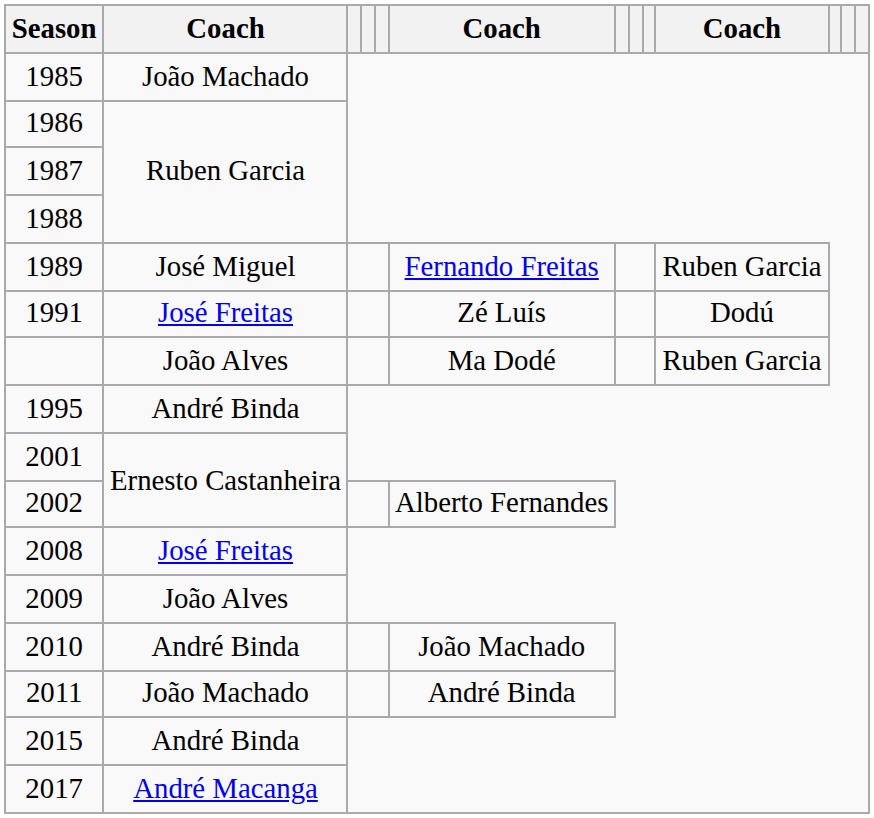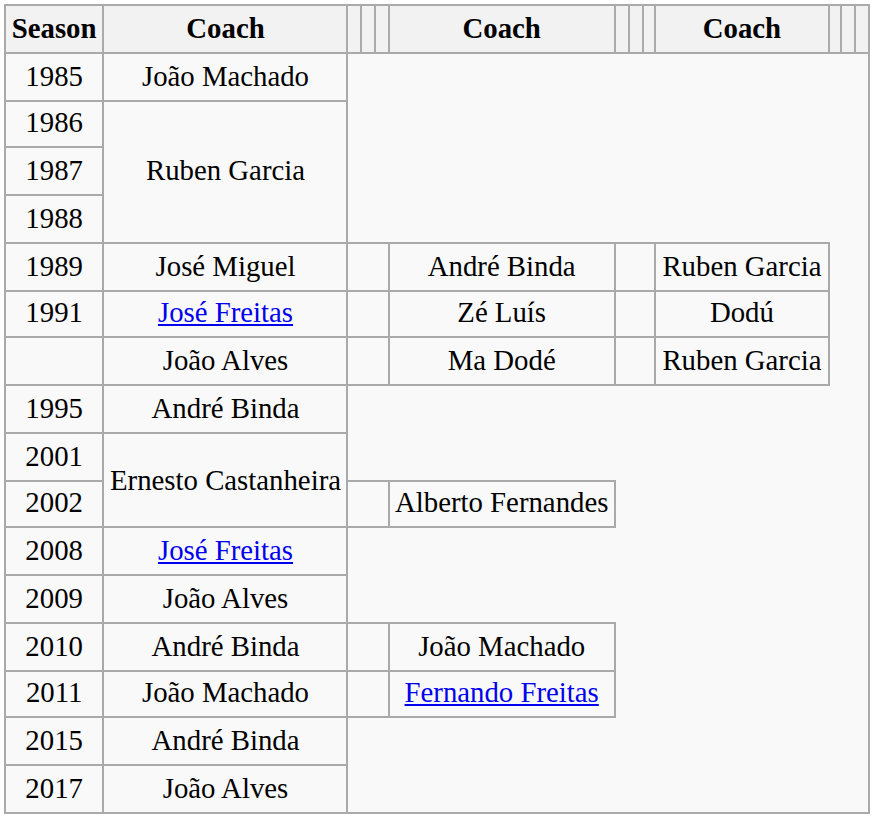(502, 266) Fernando Freitas -> (502, 266) André Binda
(502, 693) André Binda -> (502, 693) Fernando Freitas
(226, 788) André Macanga -> (226, 788) João Alves
